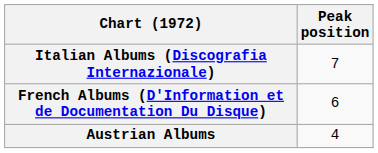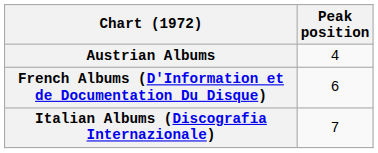rows swapped: (151, 136) <-> (151, 64)
